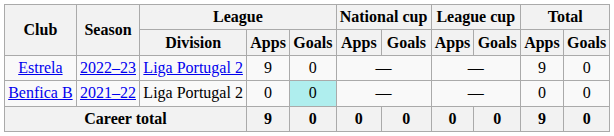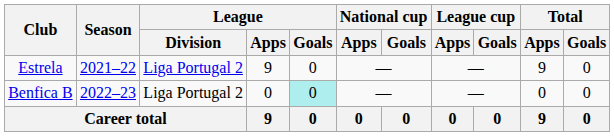(108, 67) 2022–23 -> (108, 67) 2021–22
(108, 93) 2021–22 -> (108, 93) 2022–23
